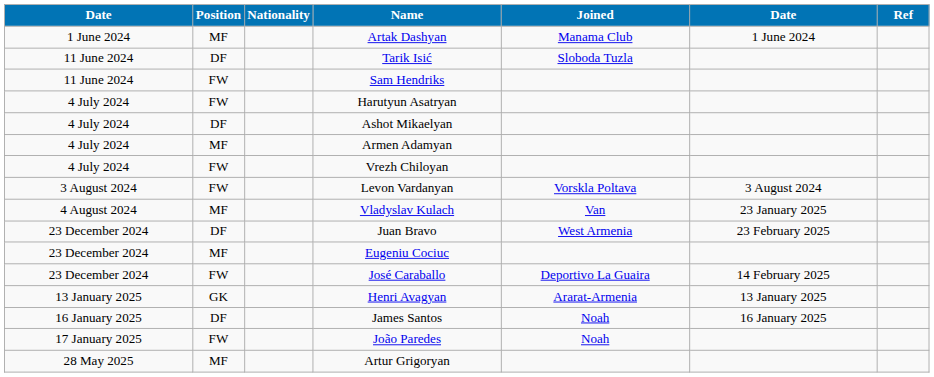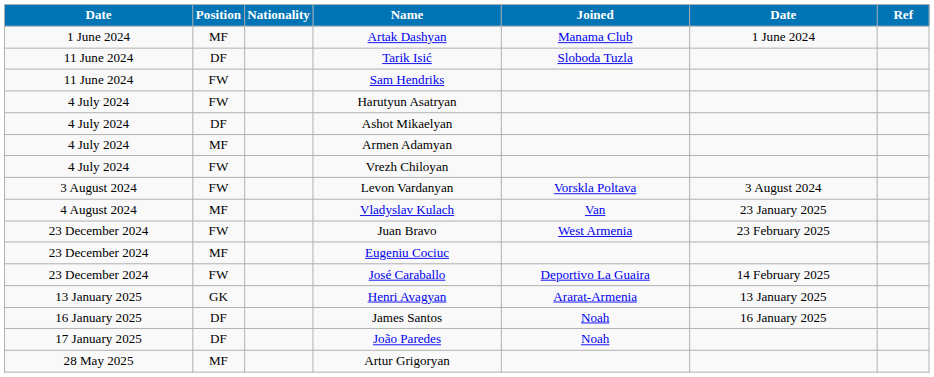(218, 231) DF -> (218, 231) FW
(218, 339) FW -> (218, 339) DF
